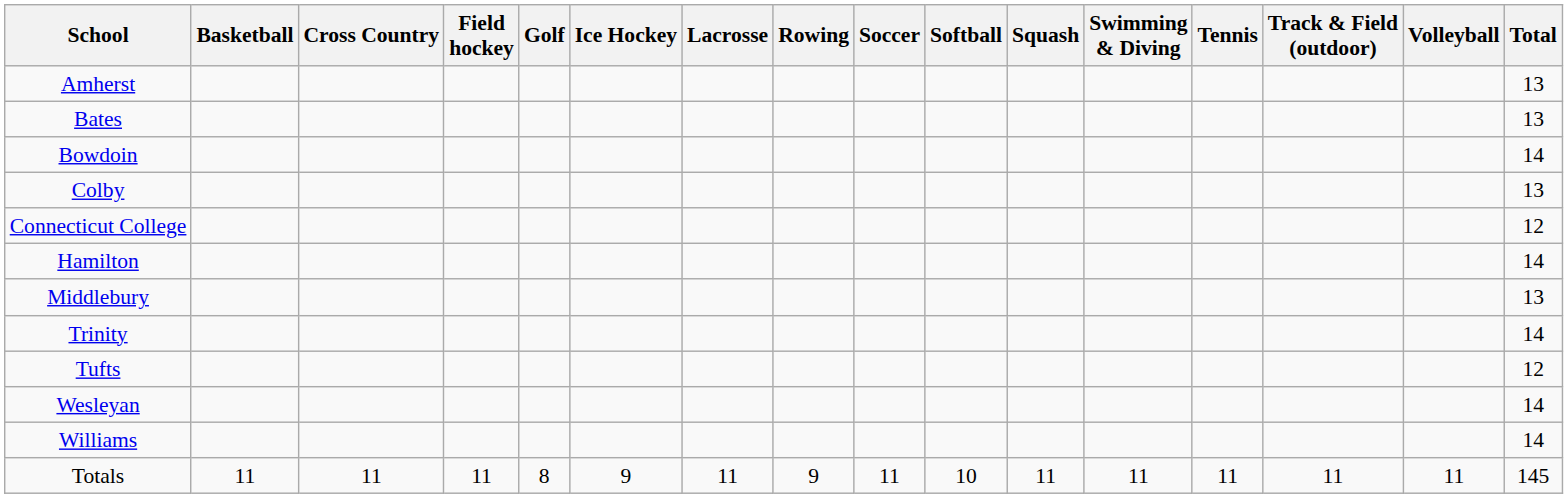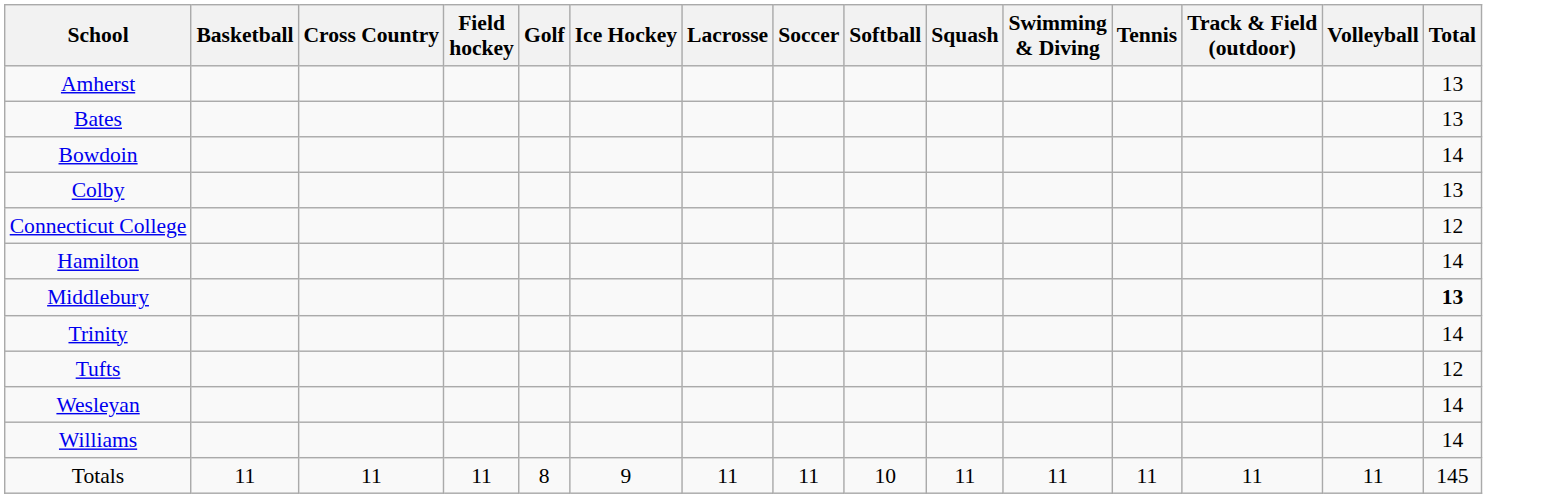- column: (814, 35)
(1533, 297) normal -> (1452, 297) bold
